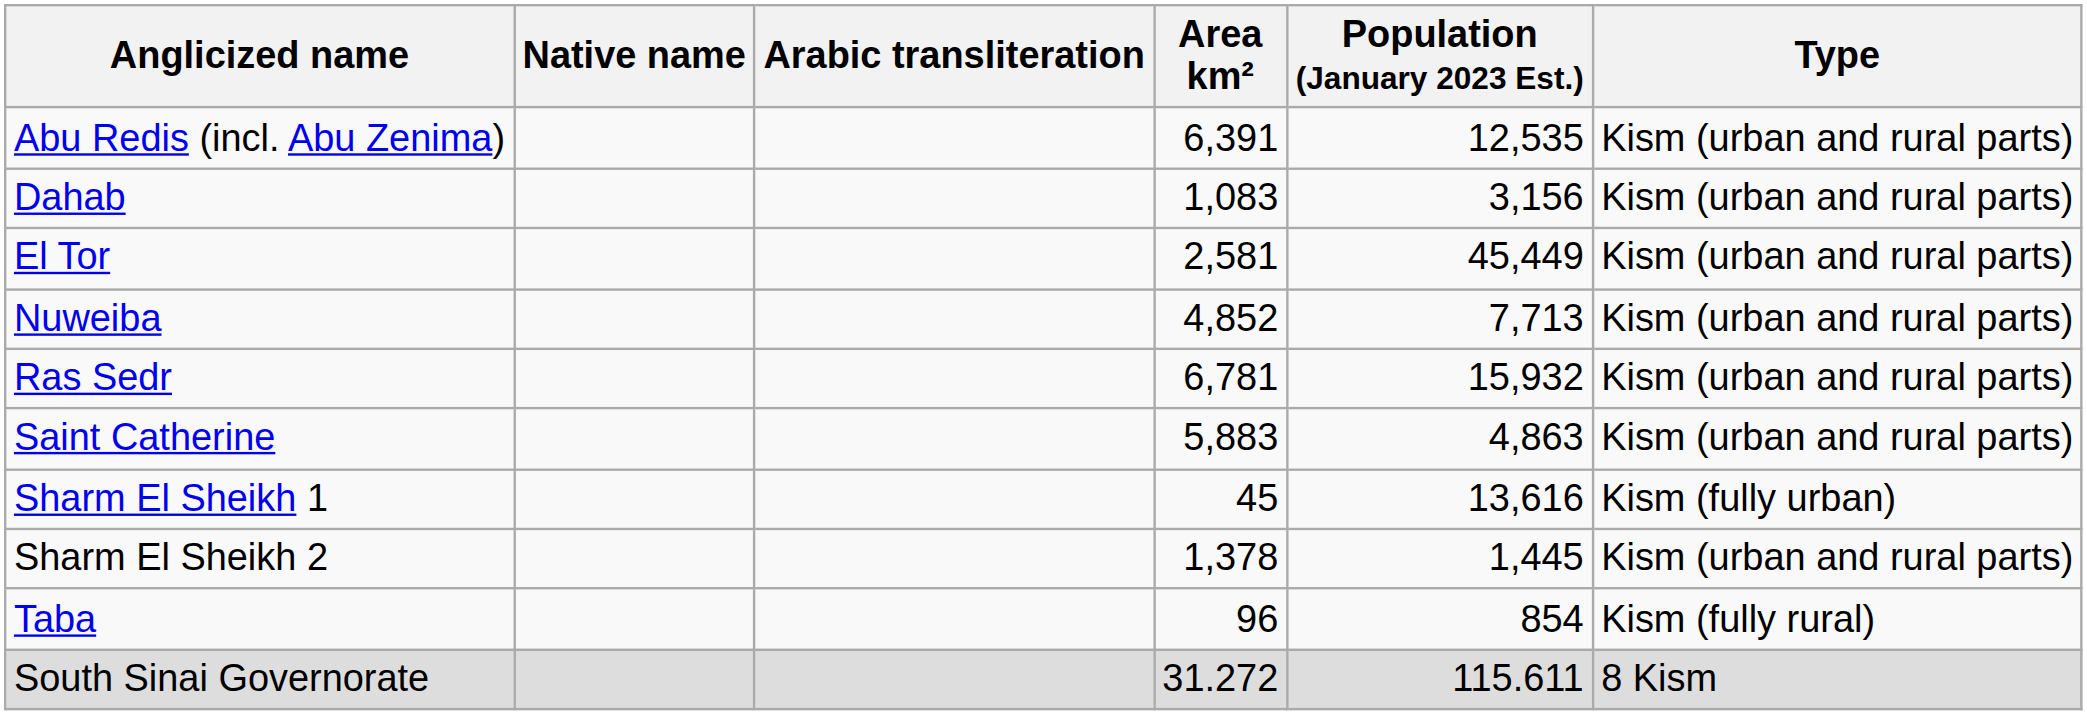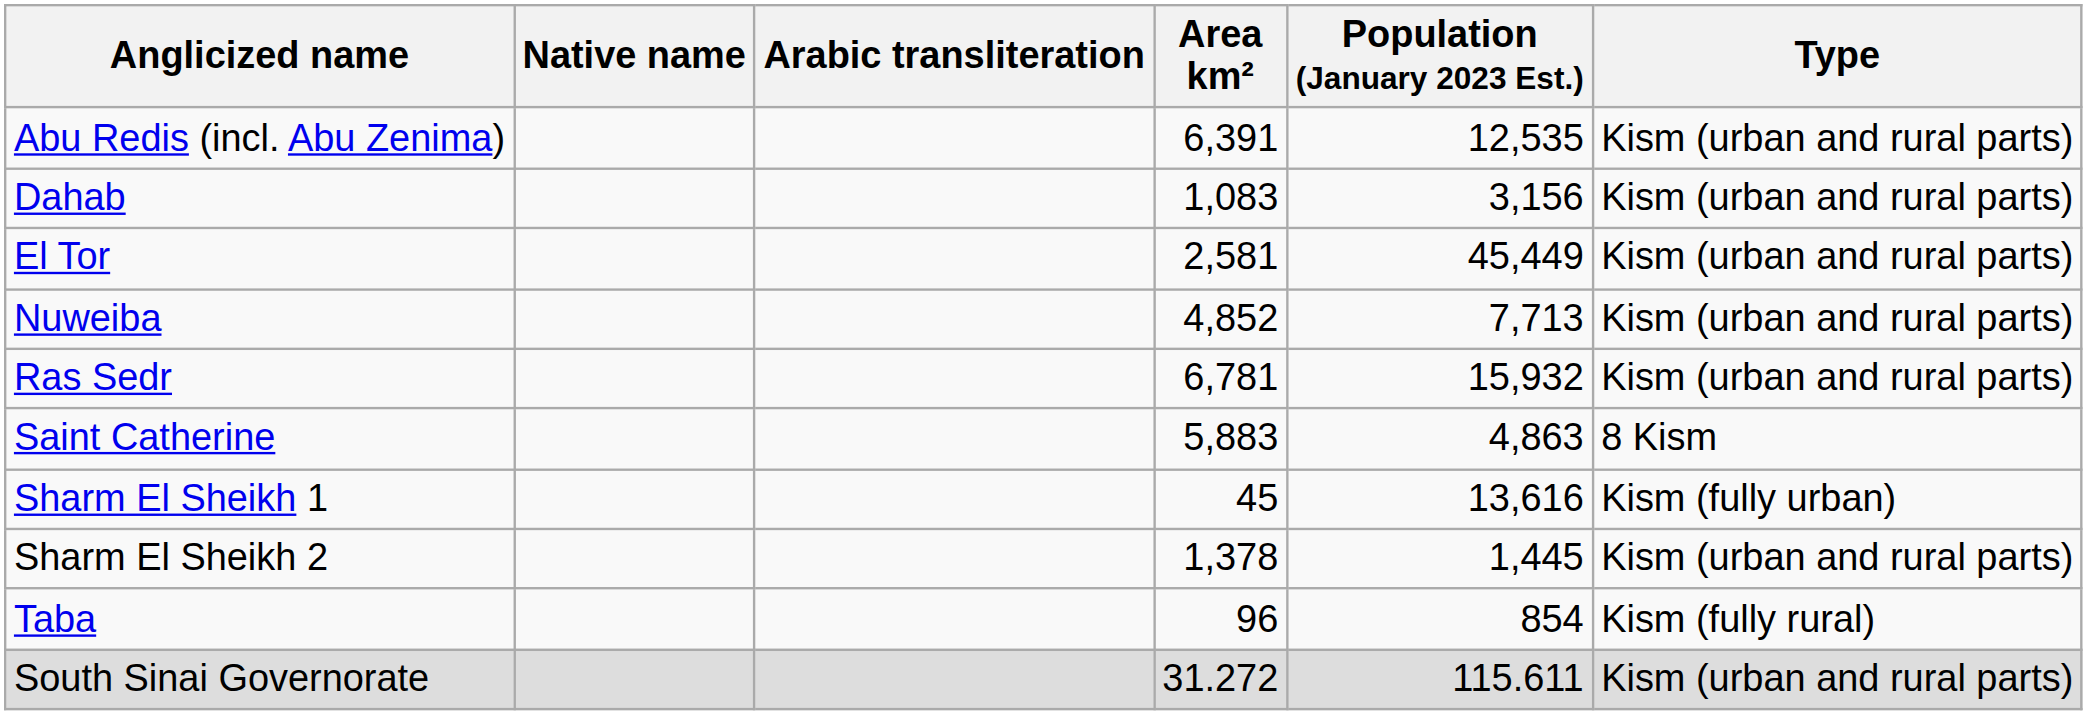(1837, 438) Kism (urban and rural parts) -> (1659, 438) 8 Kism
(1659, 678) 8 Kism -> (1837, 678) Kism (urban and rural parts)
